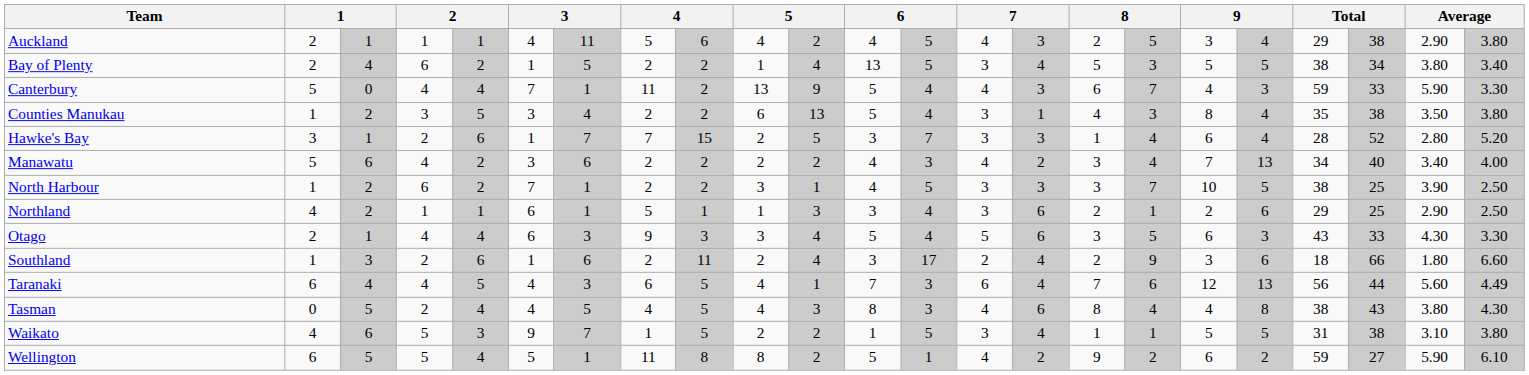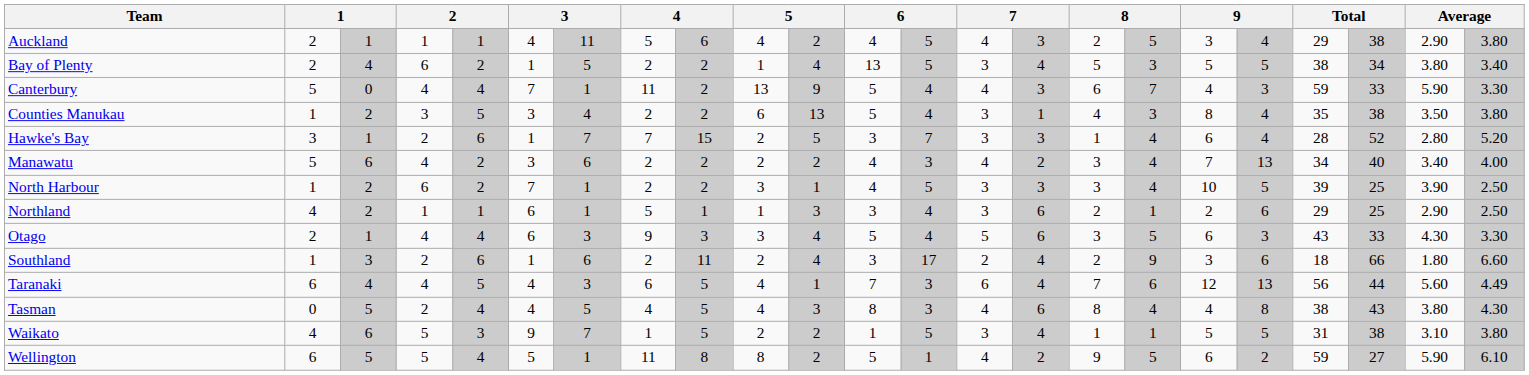(1153, 187) 7 -> (1153, 187) 4
(1321, 187) 38 -> (1321, 187) 39
(1153, 357) 2 -> (1153, 357) 5
